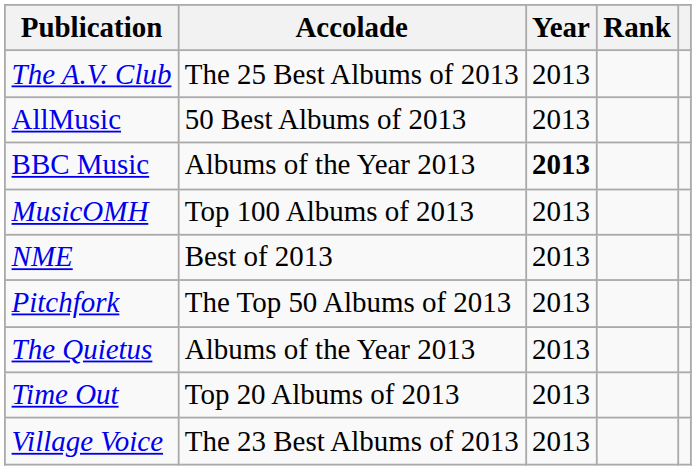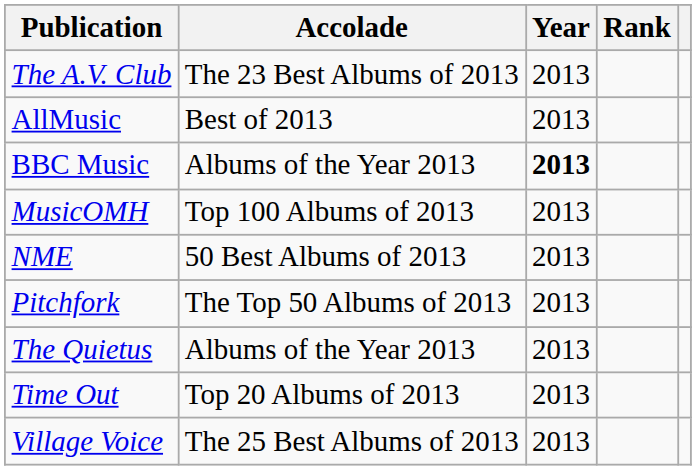(352, 73) The 25 Best Albums of 2013 -> (352, 73) The 23 Best Albums of 2013
(326, 119) 50 Best Albums of 2013 -> (259, 119) Best of 2013
(259, 257) Best of 2013 -> (326, 257) 50 Best Albums of 2013
(352, 440) The 23 Best Albums of 2013 -> (352, 440) The 25 Best Albums of 2013
